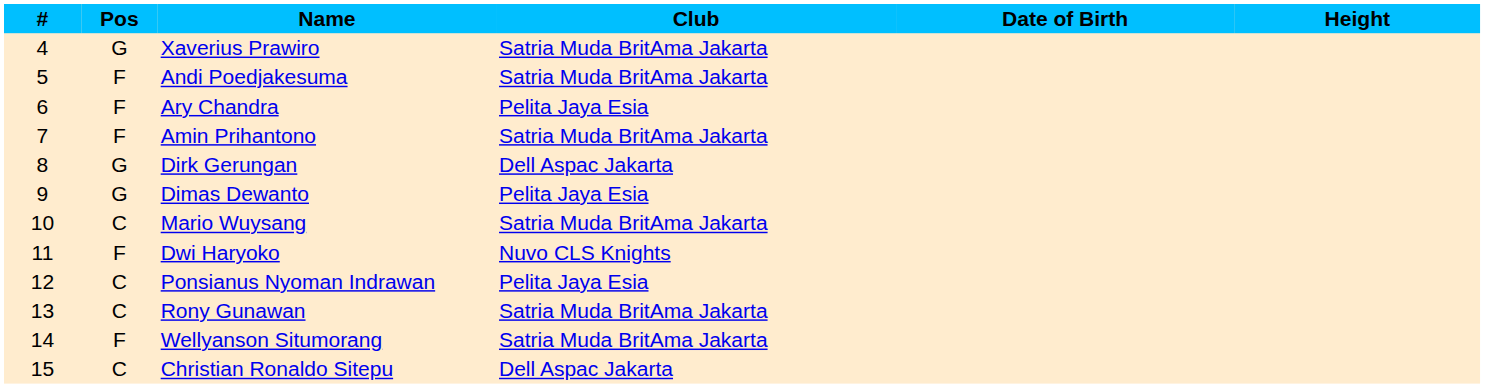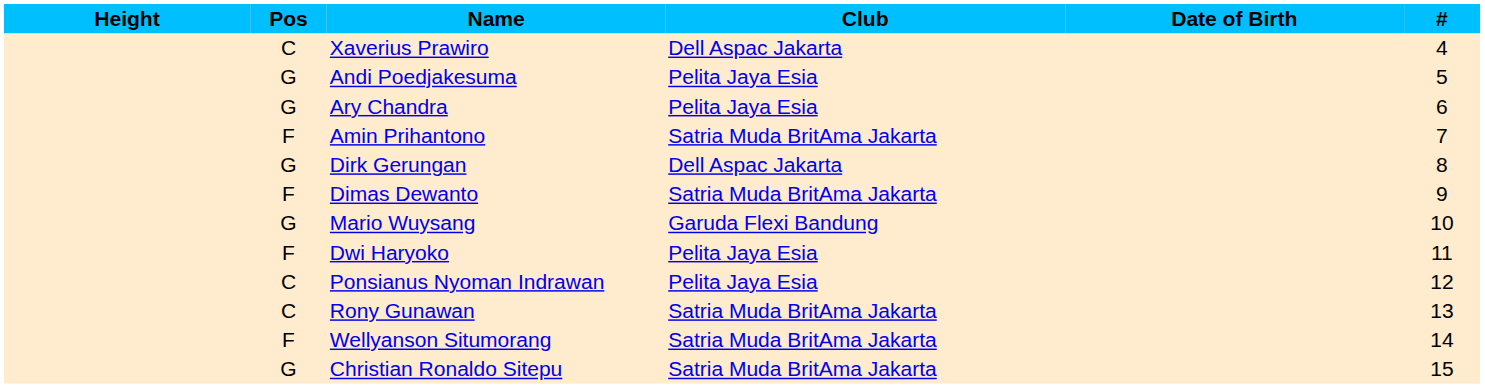columns swapped: (42, 19) <-> (1357, 19)
(119, 48) G -> (288, 48) C
(633, 48) Satria Muda BritAma Jakarta -> (755, 48) Dell Aspac Jakarta
(119, 77) F -> (288, 77) G
(633, 77) Satria Muda BritAma Jakarta -> (743, 77) Pelita Jaya Esia
(119, 106) F -> (288, 106) G
(119, 194) G -> (288, 194) F
(574, 194) Pelita Jaya Esia -> (802, 194) Satria Muda BritAma Jakarta
(119, 223) C -> (288, 223) G
(633, 223) Satria Muda BritAma Jakarta -> (773, 223) Garuda Flexi Bandung
(585, 252) Nuvo CLS Knights -> (743, 252) Pelita Jaya Esia
(119, 369) C -> (288, 369) G
(586, 369) Dell Aspac Jakarta -> (802, 369) Satria Muda BritAma Jakarta
